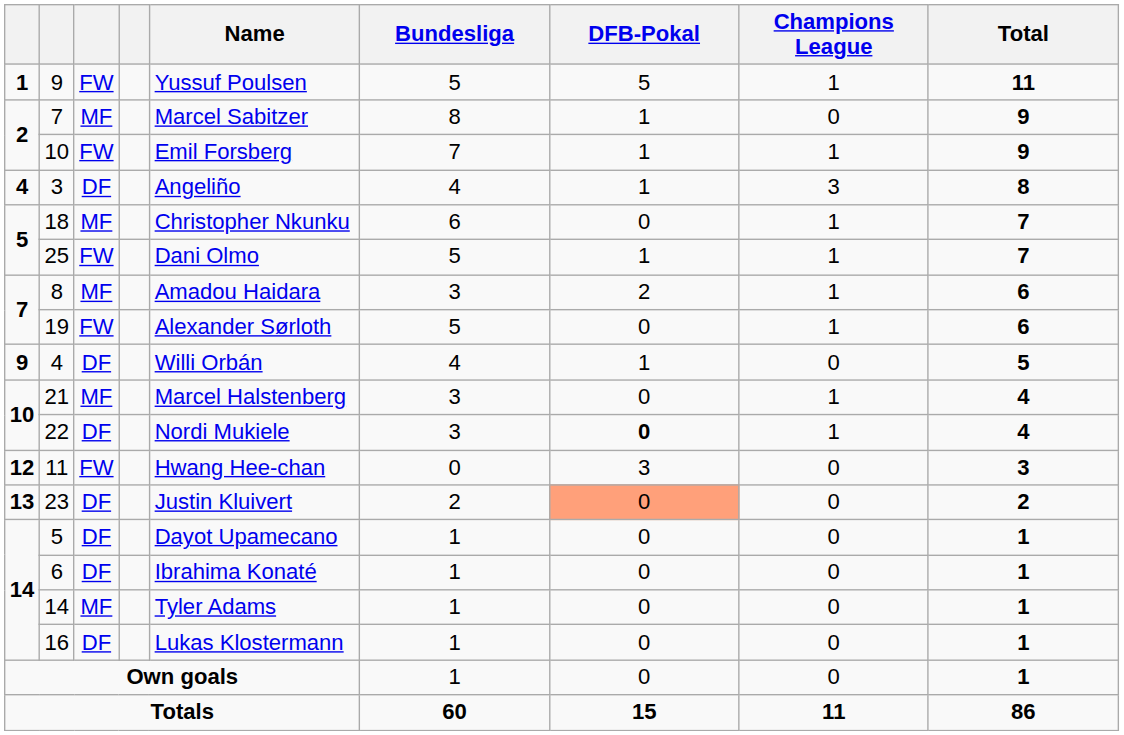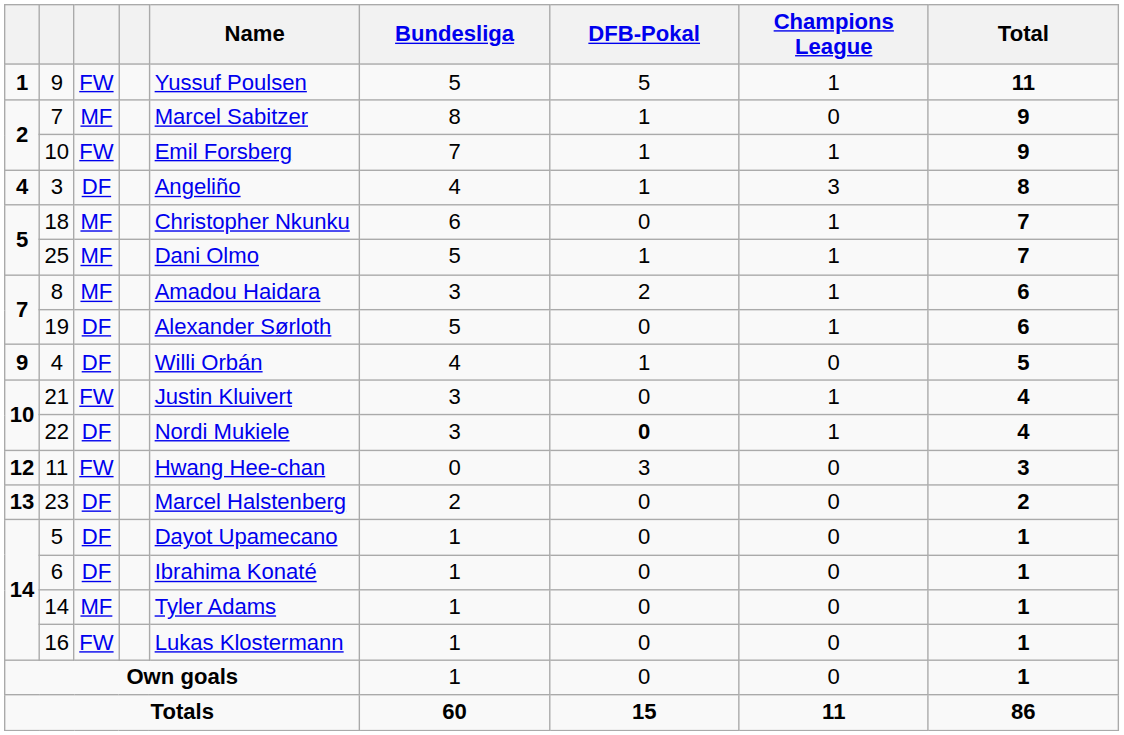(96, 256) FW -> (96, 256) MF
(96, 326) FW -> (96, 326) DF
(96, 397) MF -> (96, 397) FW
(250, 397) Marcel Halstenberg -> (223, 397) Justin Kluivert
(223, 502) Justin Kluivert -> (250, 502) Marcel Halstenberg
(644, 502) lightsalmon background -> (644, 502) no background
(96, 642) DF -> (96, 642) FW
